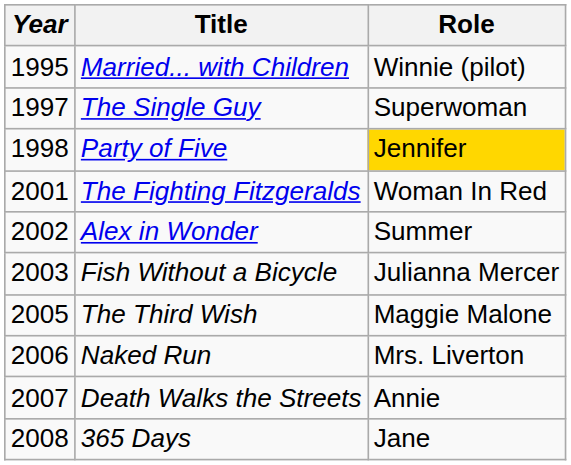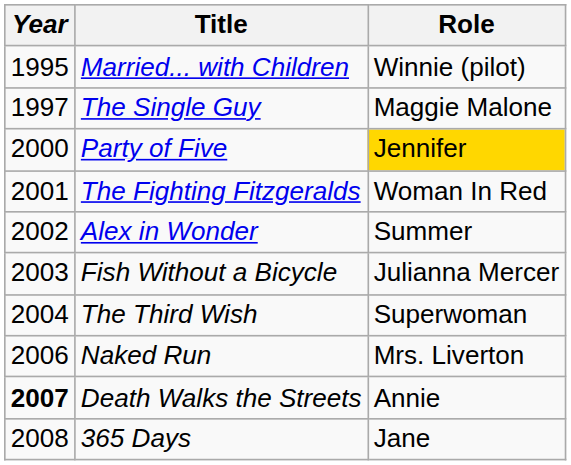(450, 107) Superwoman -> (463, 107) Maggie Malone
(40, 149) 1998 -> (40, 149) 2000
(40, 314) 2005 -> (40, 314) 2004
(463, 314) Maggie Malone -> (450, 314) Superwoman
(40, 397) normal -> (40, 397) bold
